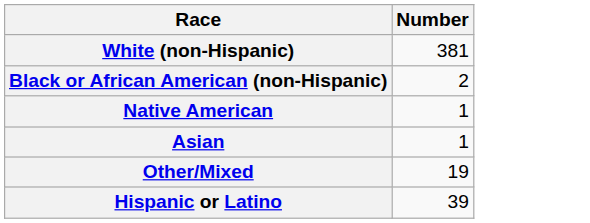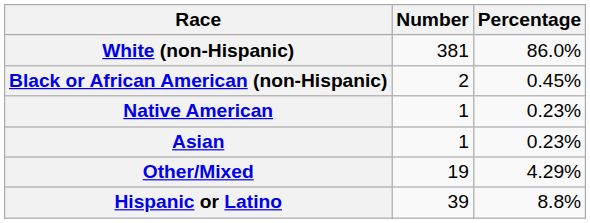+ column: (529, 19)
